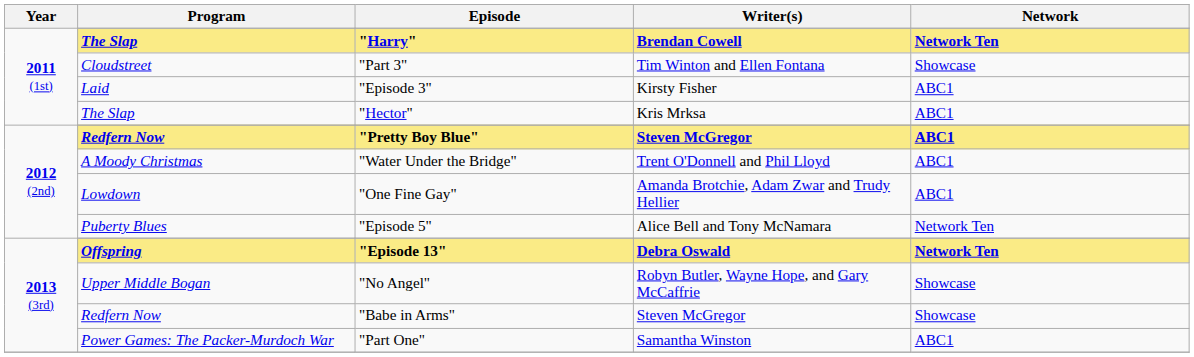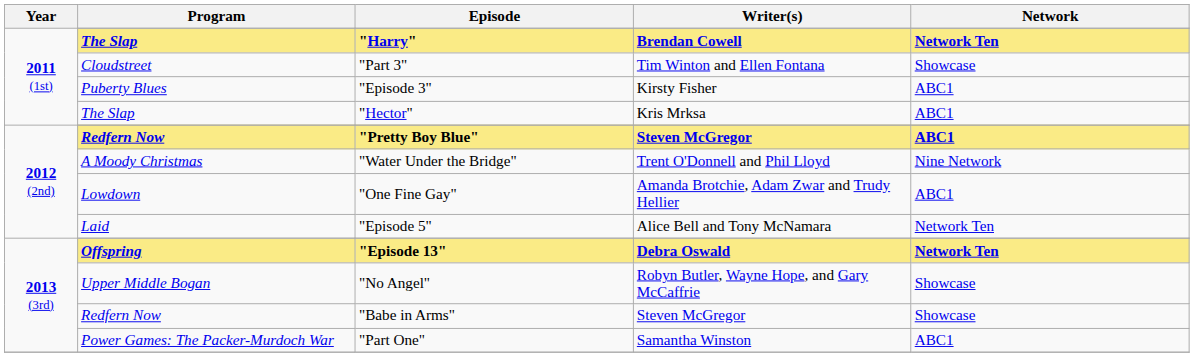(95, 88) Laid -> (124, 88) Puberty Blues
(934, 161) ABC1 -> (958, 161) Nine Network
(124, 226) Puberty Blues -> (95, 226) Laid
